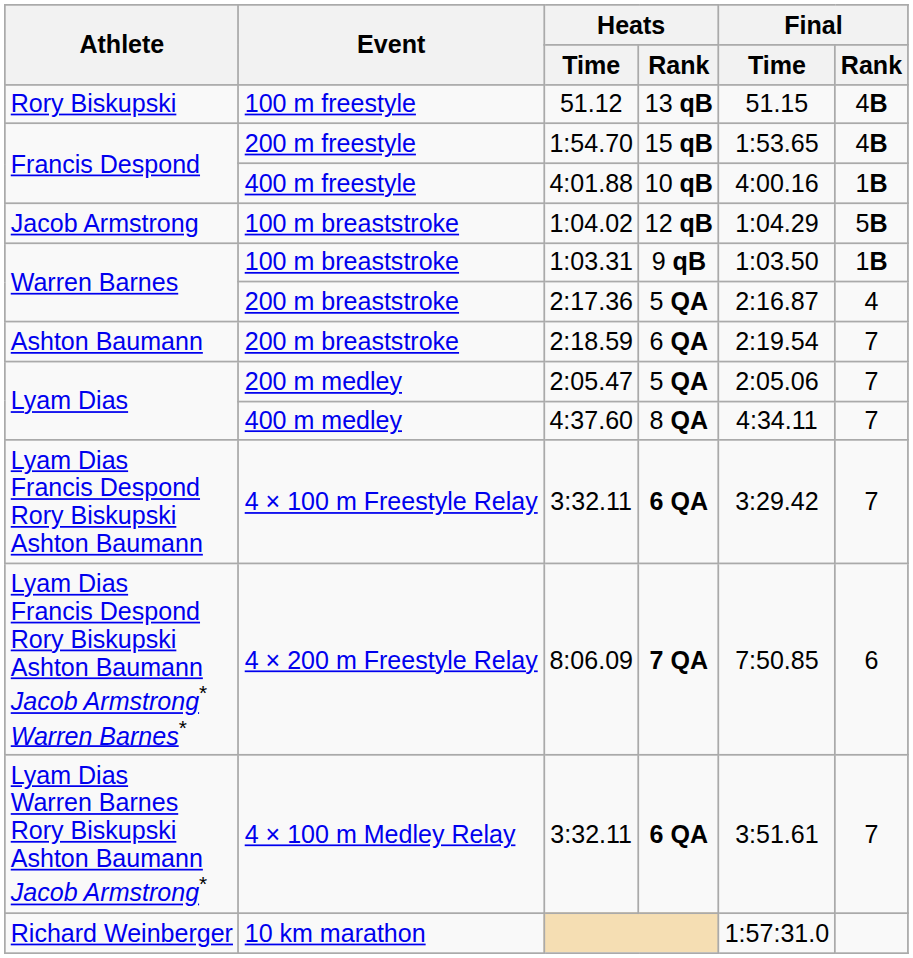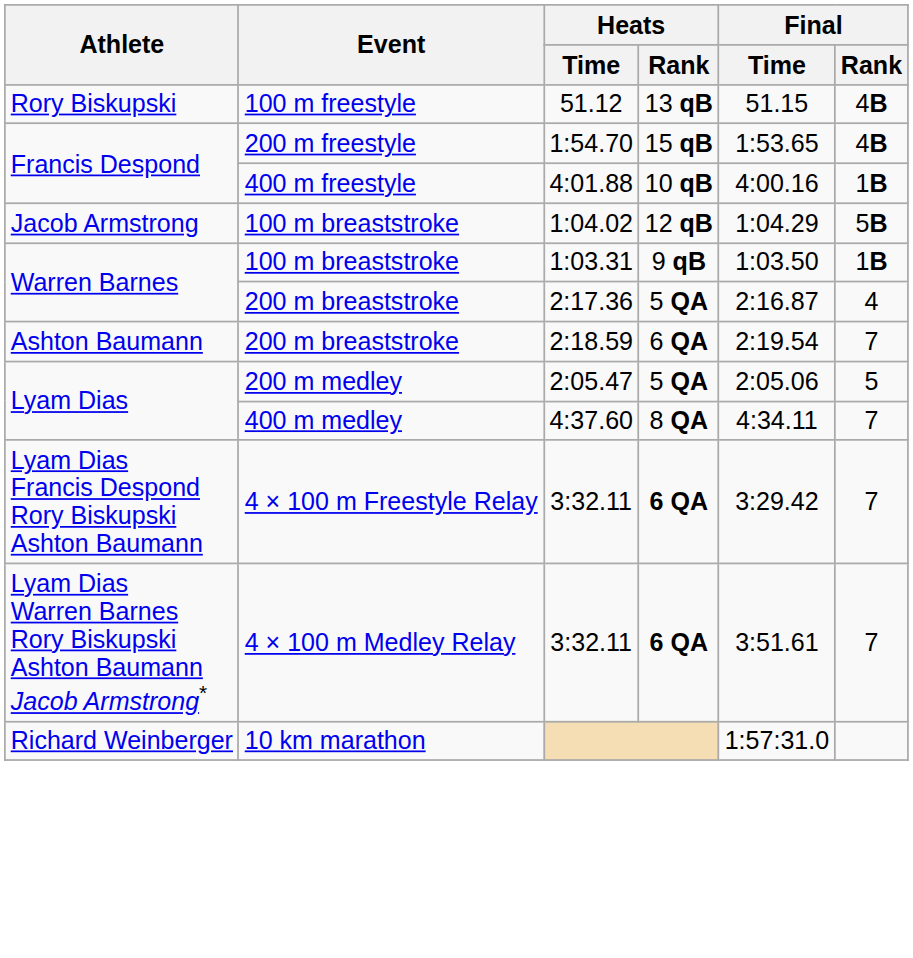(871, 381) 7 -> (871, 381) 5
- row: (391, 660)
